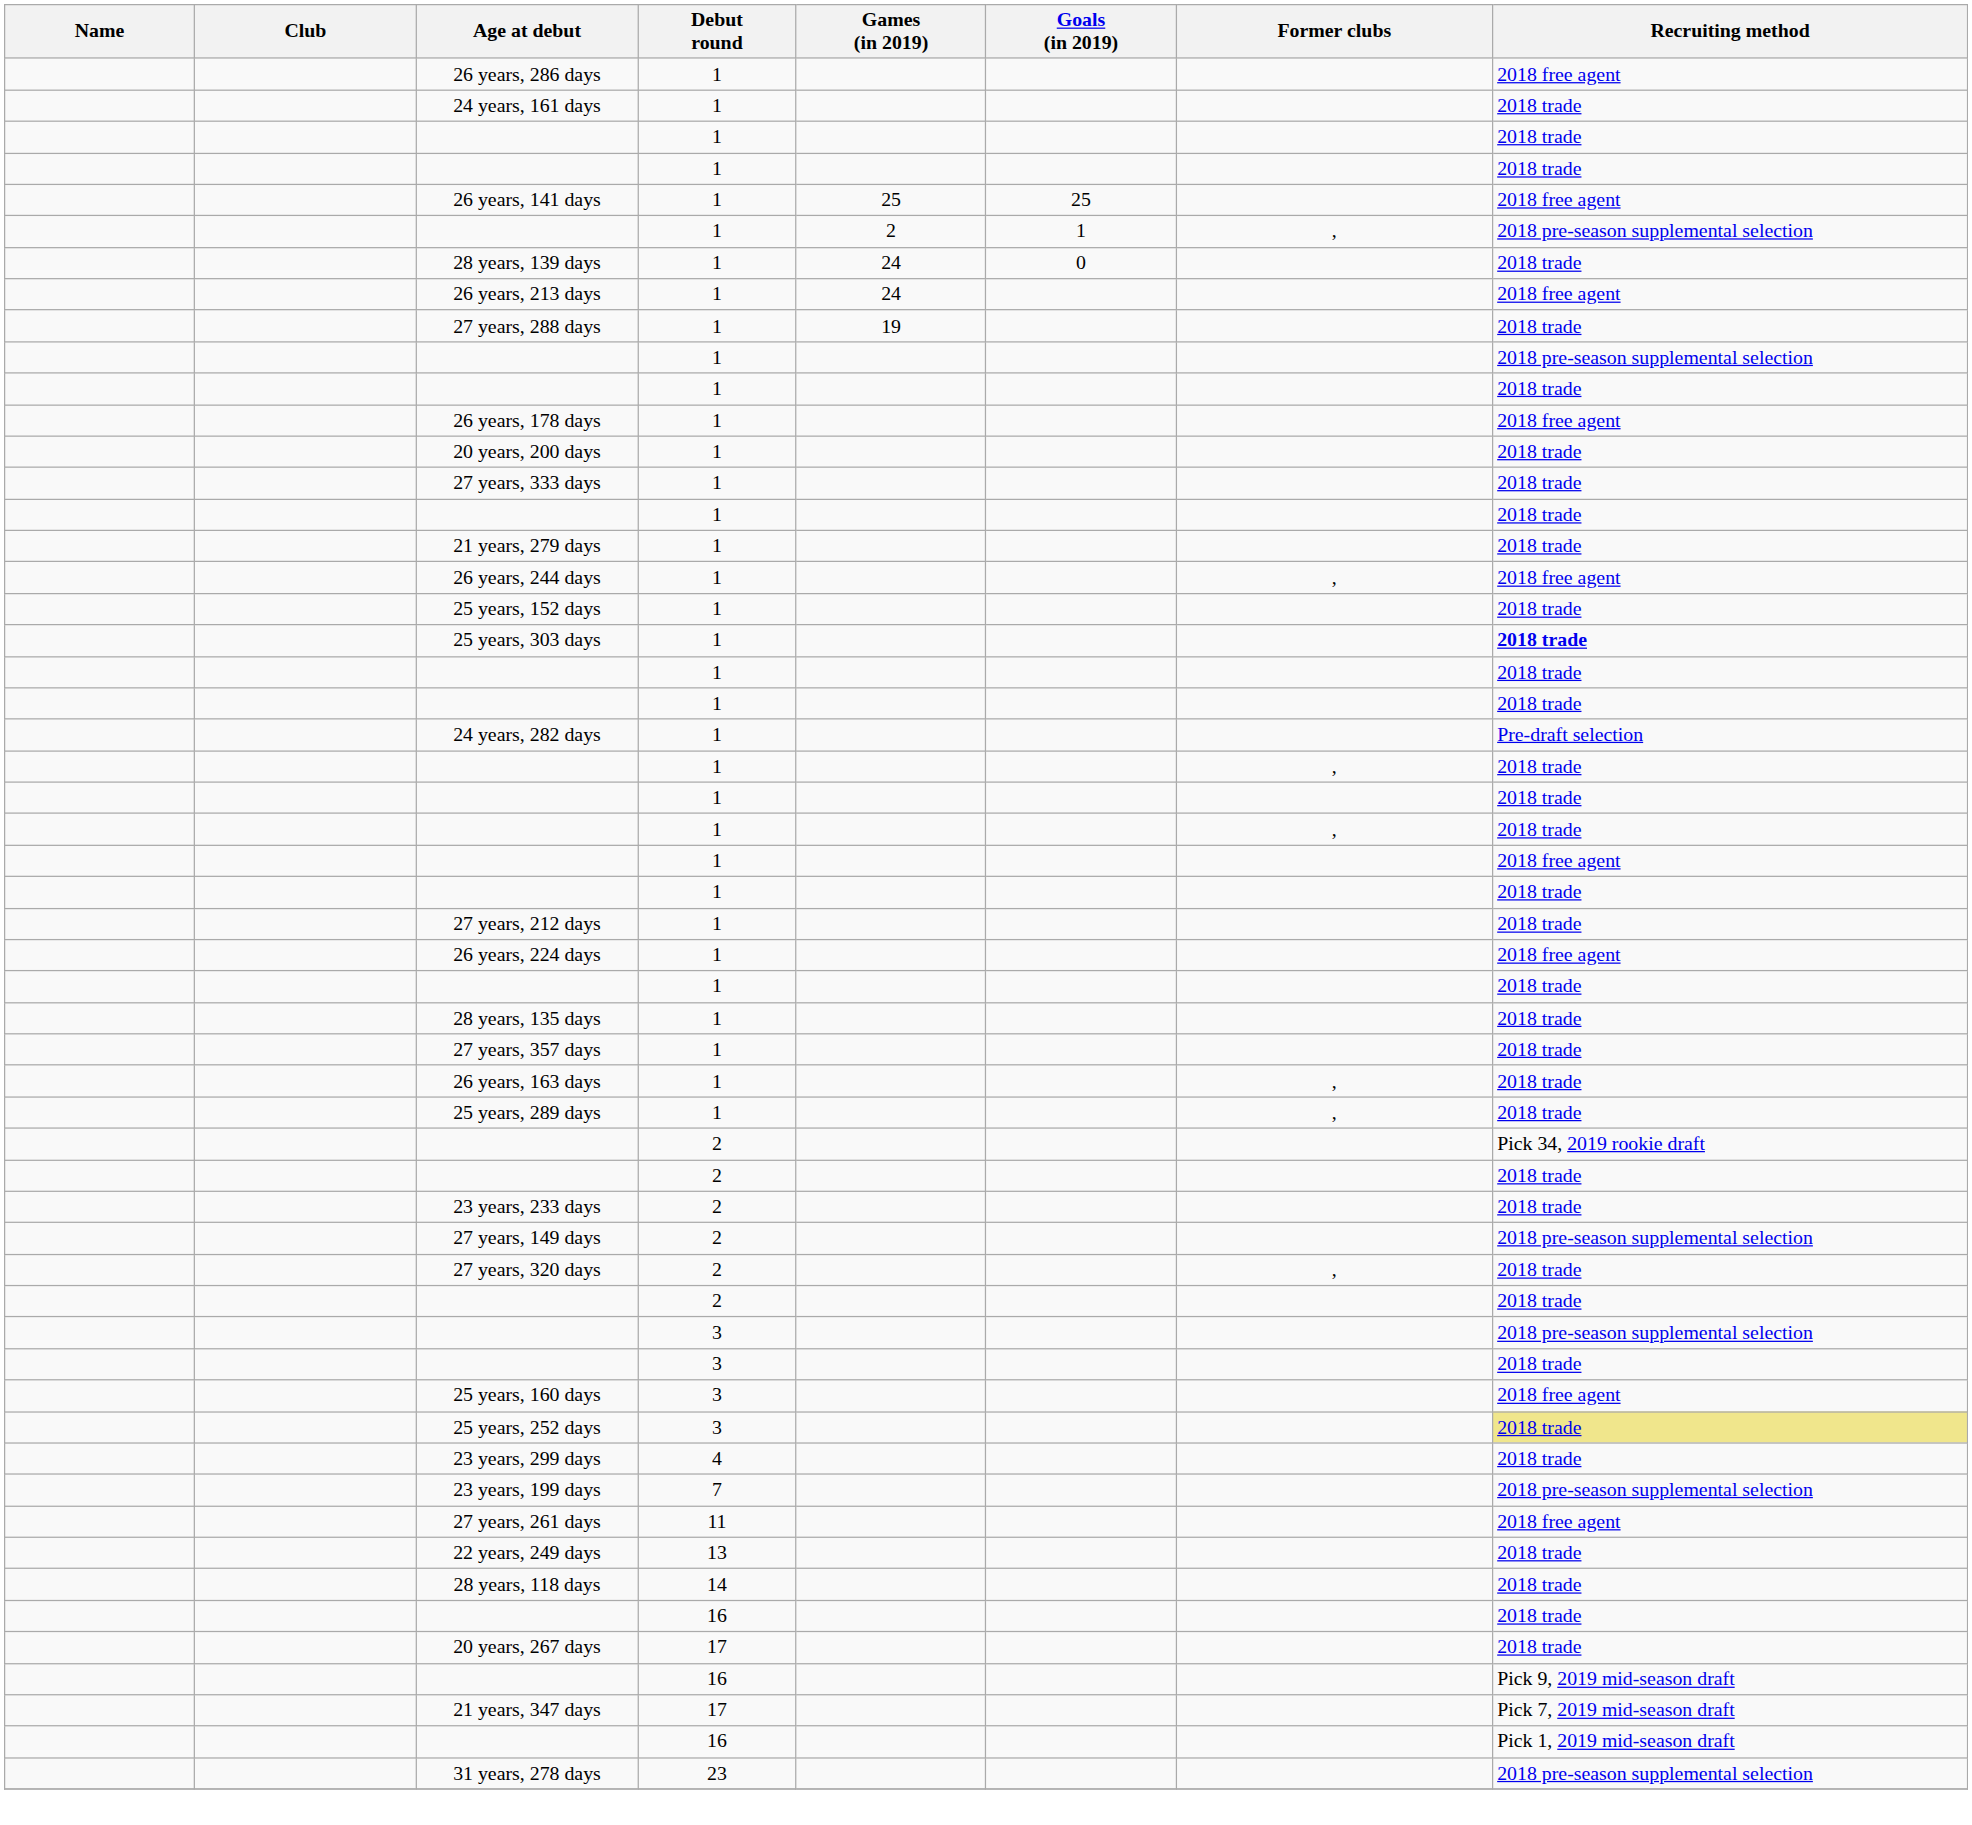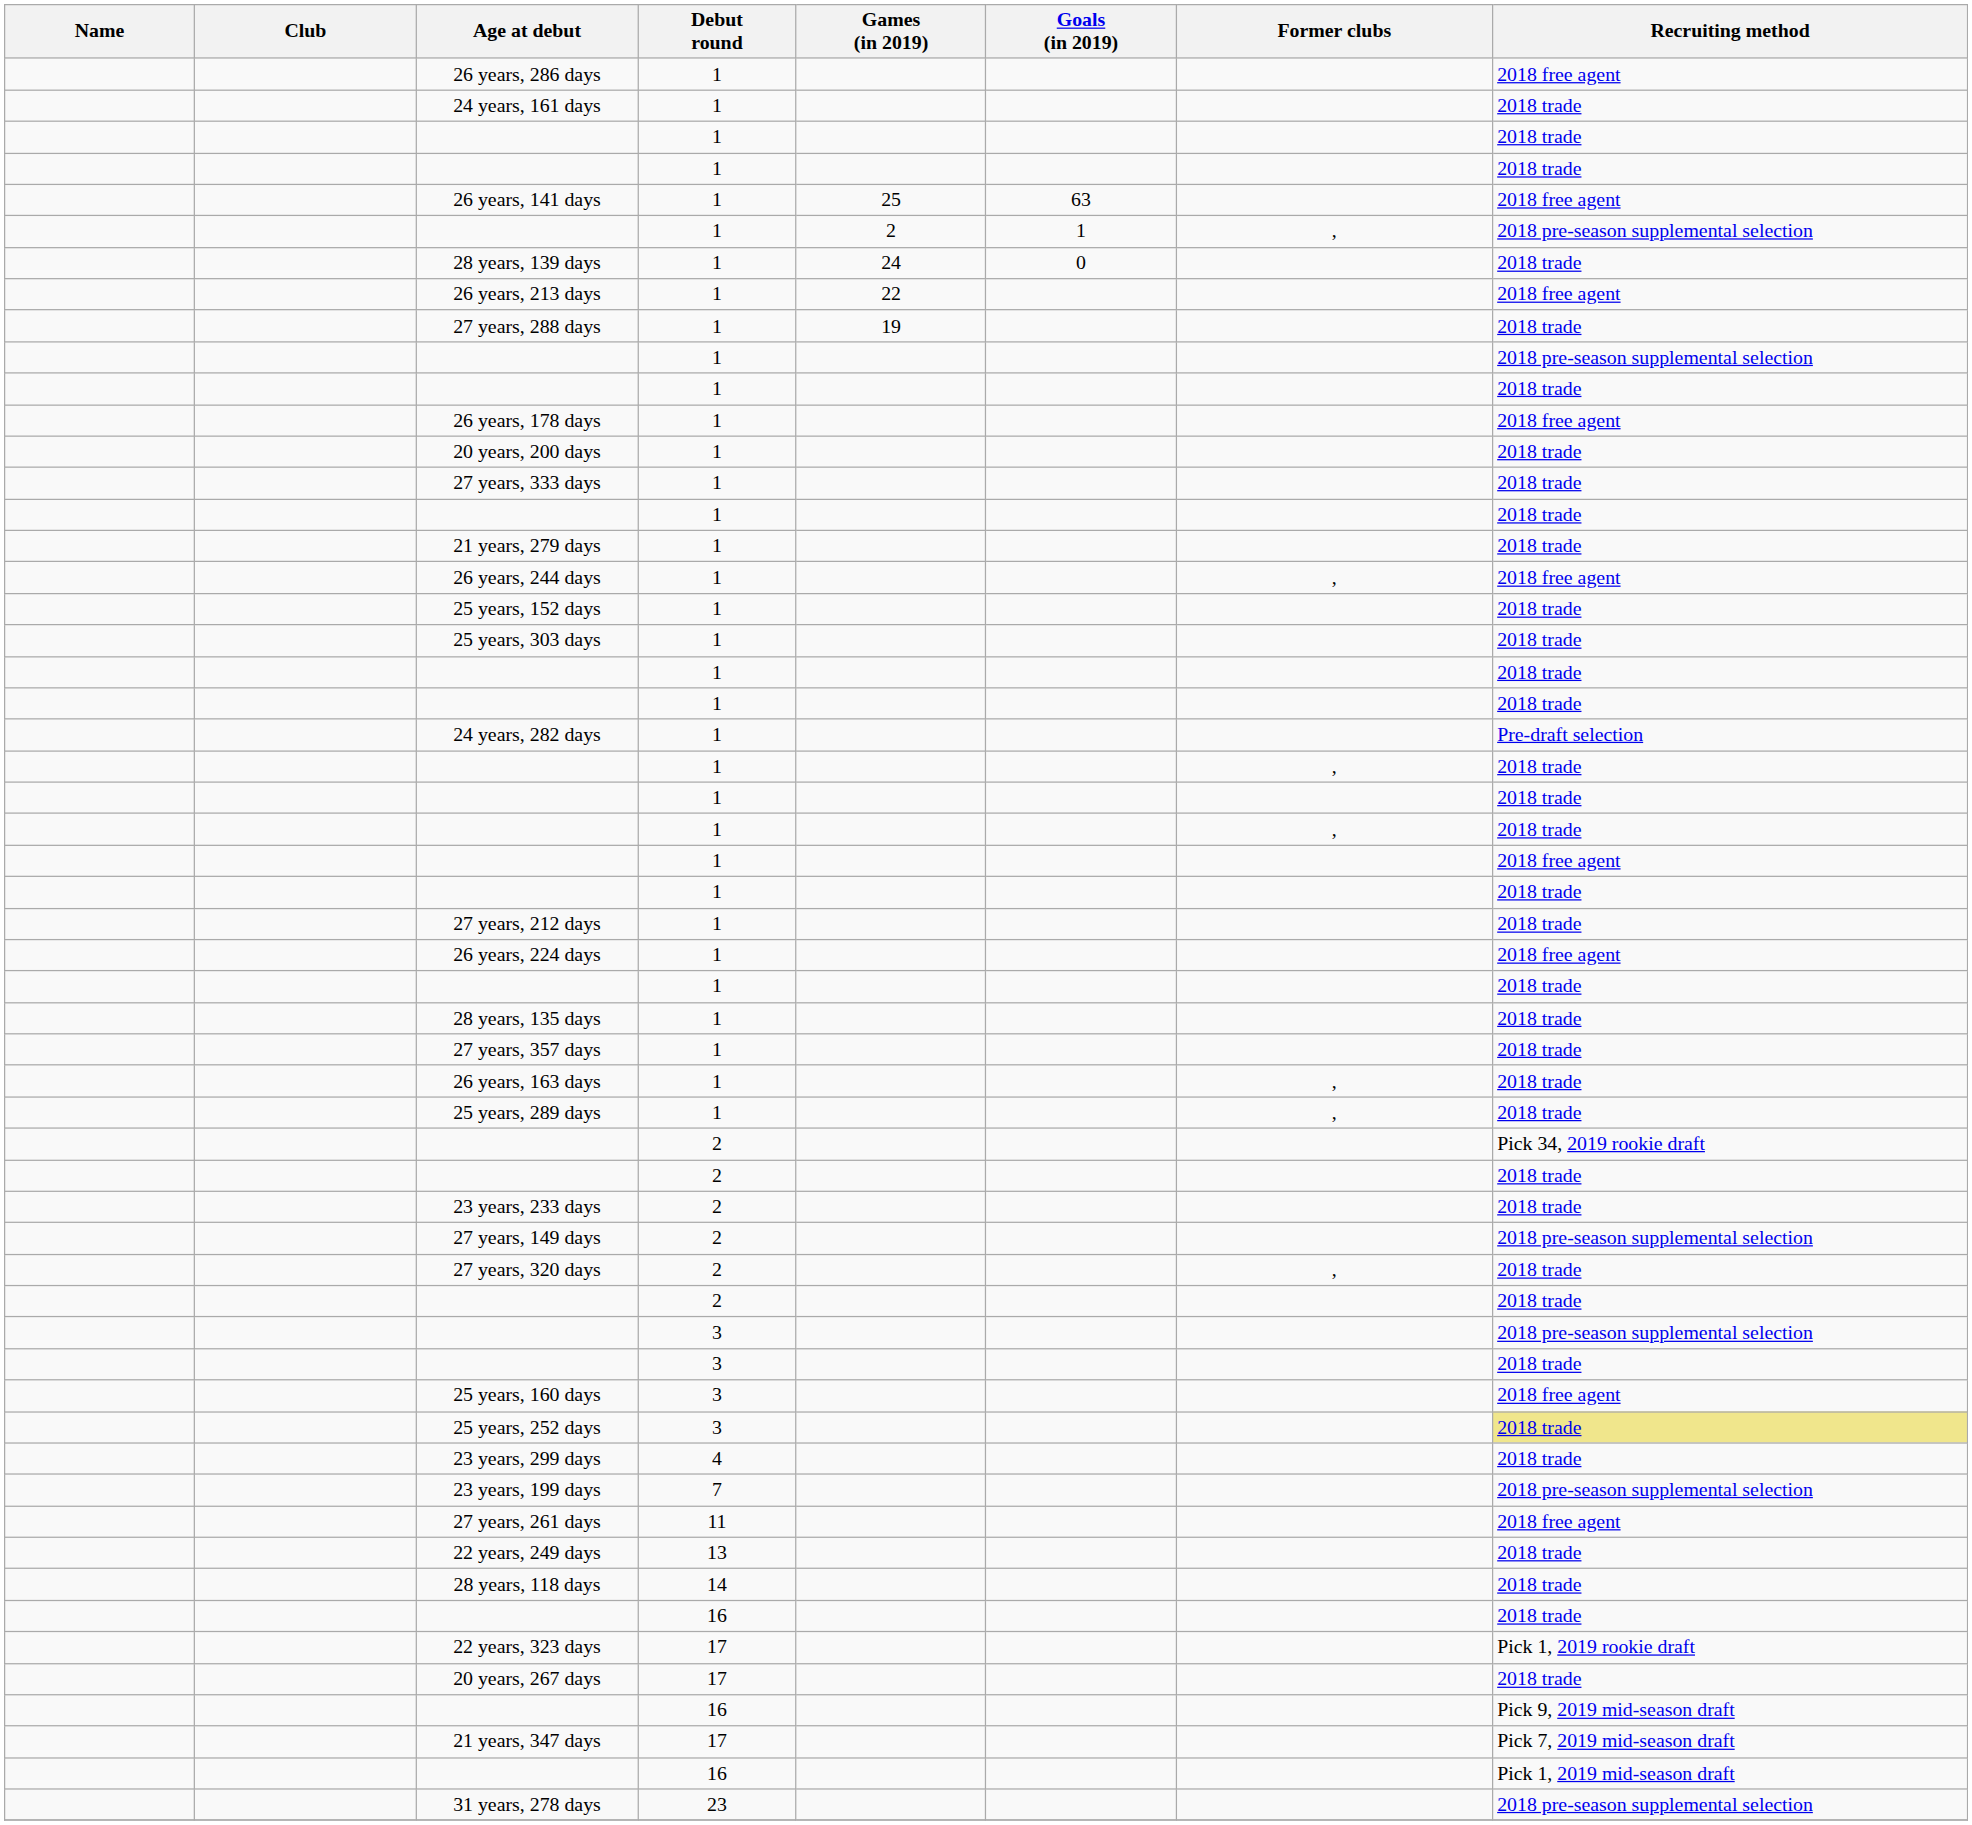(1081, 199) 25 -> (1081, 199) 63
(891, 294) 24 -> (891, 294) 22
(1542, 640) bold -> (1539, 640) normal
+ row: (527, 1647)
